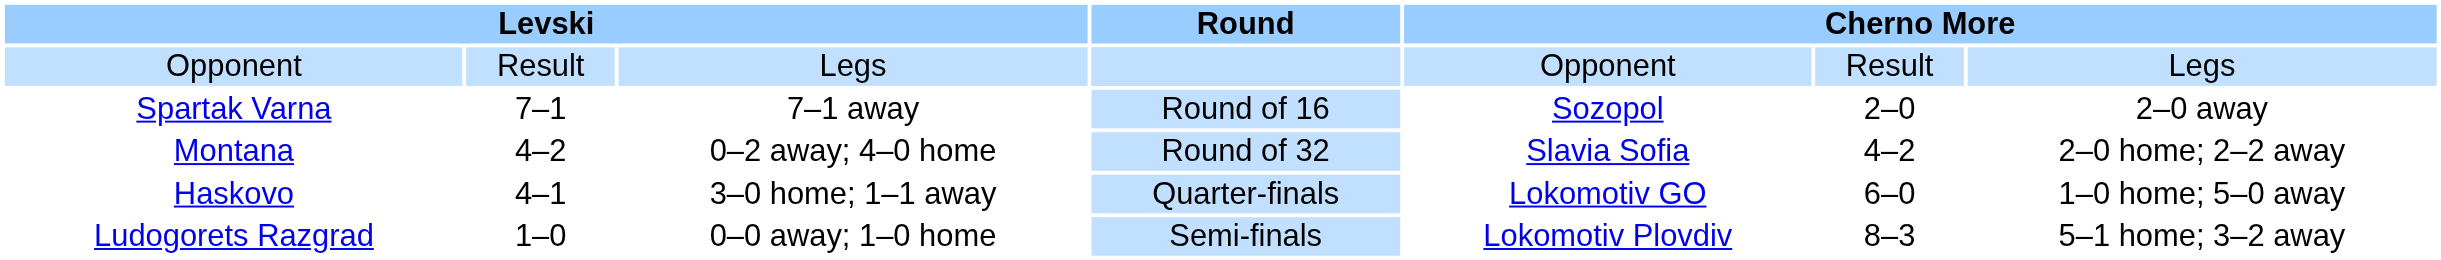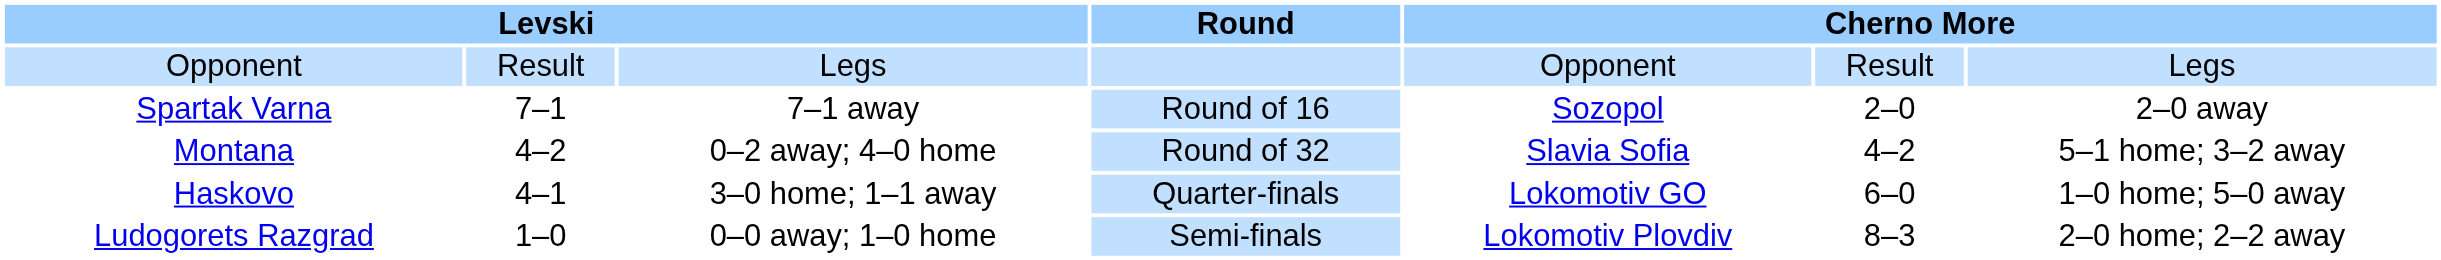(2202, 151) 2–0 home; 2–2 away -> (2202, 151) 5–1 home; 3–2 away
(2202, 235) 5–1 home; 3–2 away -> (2202, 235) 2–0 home; 2–2 away
